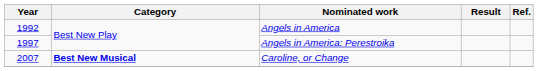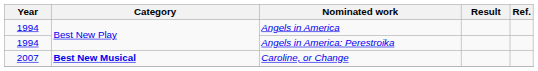(28, 27) 1992 -> (28, 27) 1994
(28, 43) 1997 -> (28, 43) 1994
